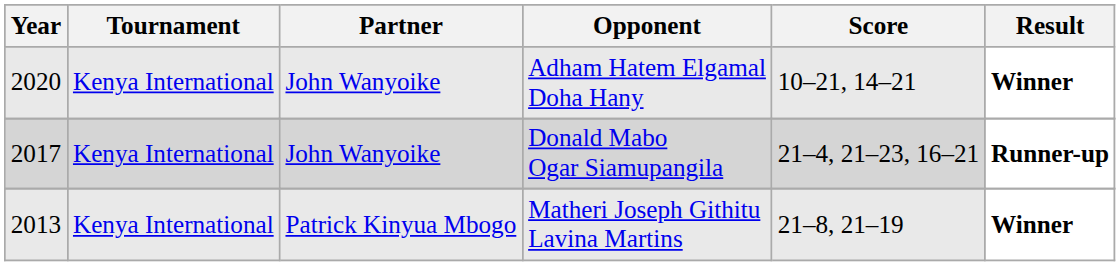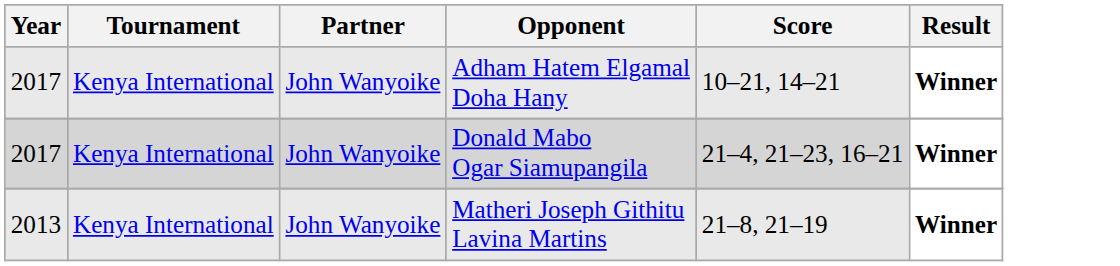(36, 82) 2020 -> (36, 82) 2017
(1050, 153) Runner-up -> (956, 153) Winner
(401, 224) Patrick Kinyua Mbogo -> (363, 224) John Wanyoike
